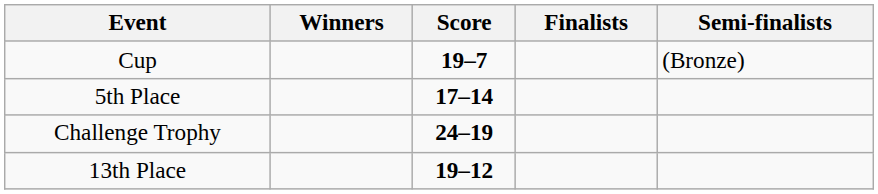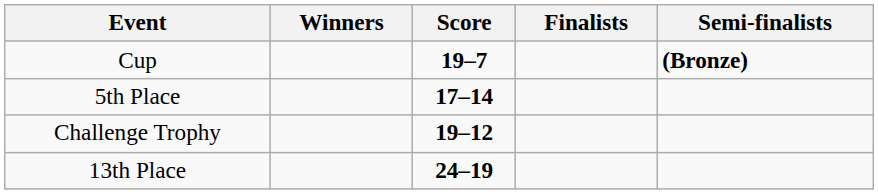(703, 59) normal -> (705, 59) bold
(464, 133) 24–19 -> (464, 133) 19–12
(464, 170) 19–12 -> (464, 170) 24–19
